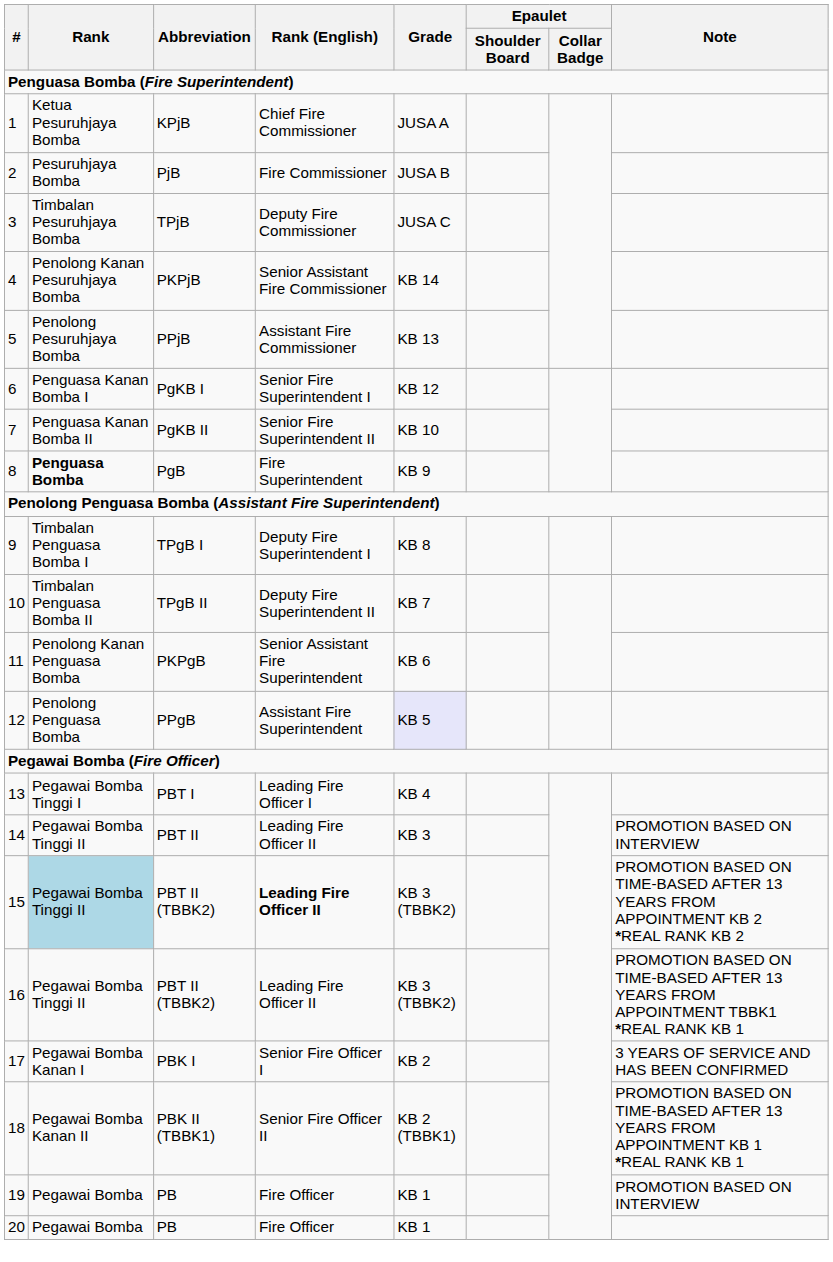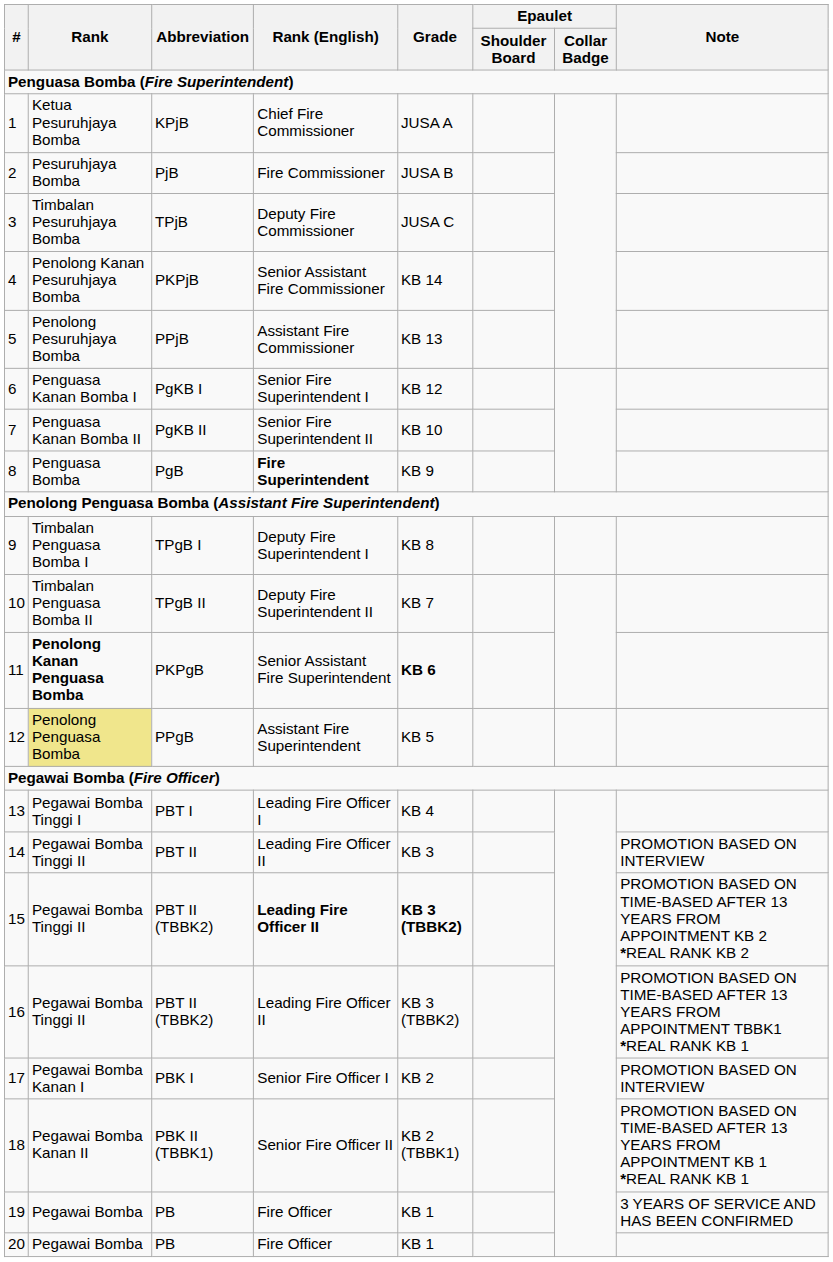(68, 471) bold -> (66, 471) normal
(311, 471) normal -> (313, 471) bold
(88, 661) normal -> (68, 670) bold
(414, 661) normal -> (418, 670) bold
(66, 720) no background -> (66, 737) khaki background
(414, 720) lavender background -> (417, 737) no background
(87, 902) lightblue background -> (87, 919) no background
(427, 902) normal -> (431, 919) bold
(713, 1061) 3 YEARS OF SERVICE AND HAS BEEN CONFIRMED -> (708, 1078) PROMOTION BASED ON INTERVIEW
(703, 1195) PROMOTION BASED ON INTERVIEW -> (718, 1212) 3 YEARS OF SERVICE AND HAS BEEN CONFIRMED
